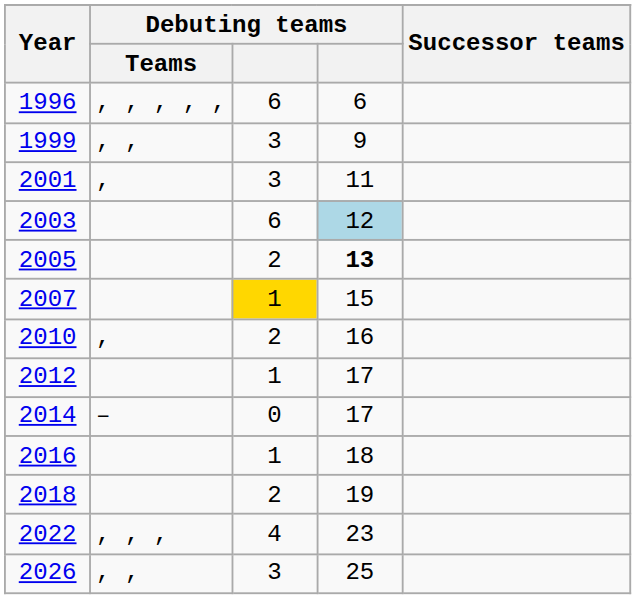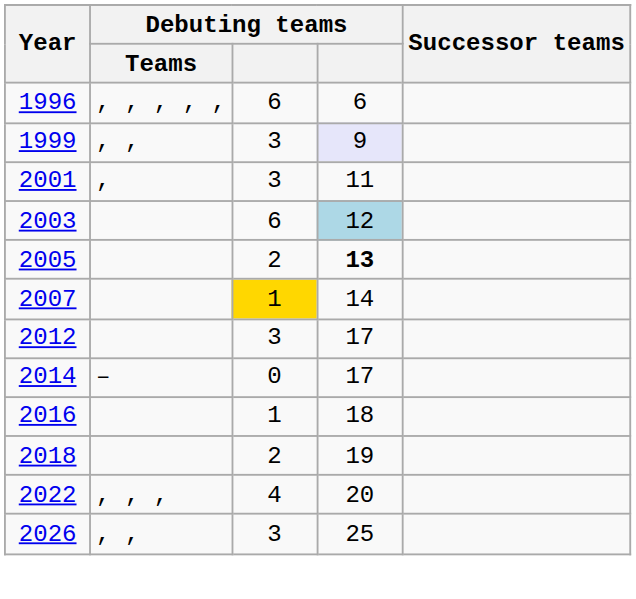(360, 142) no background -> (360, 142) lavender background
(360, 299) 15 -> (360, 299) 14
- row: (48, 338)
(274, 377) 1 -> (274, 338) 3
(360, 534) 23 -> (360, 495) 20
